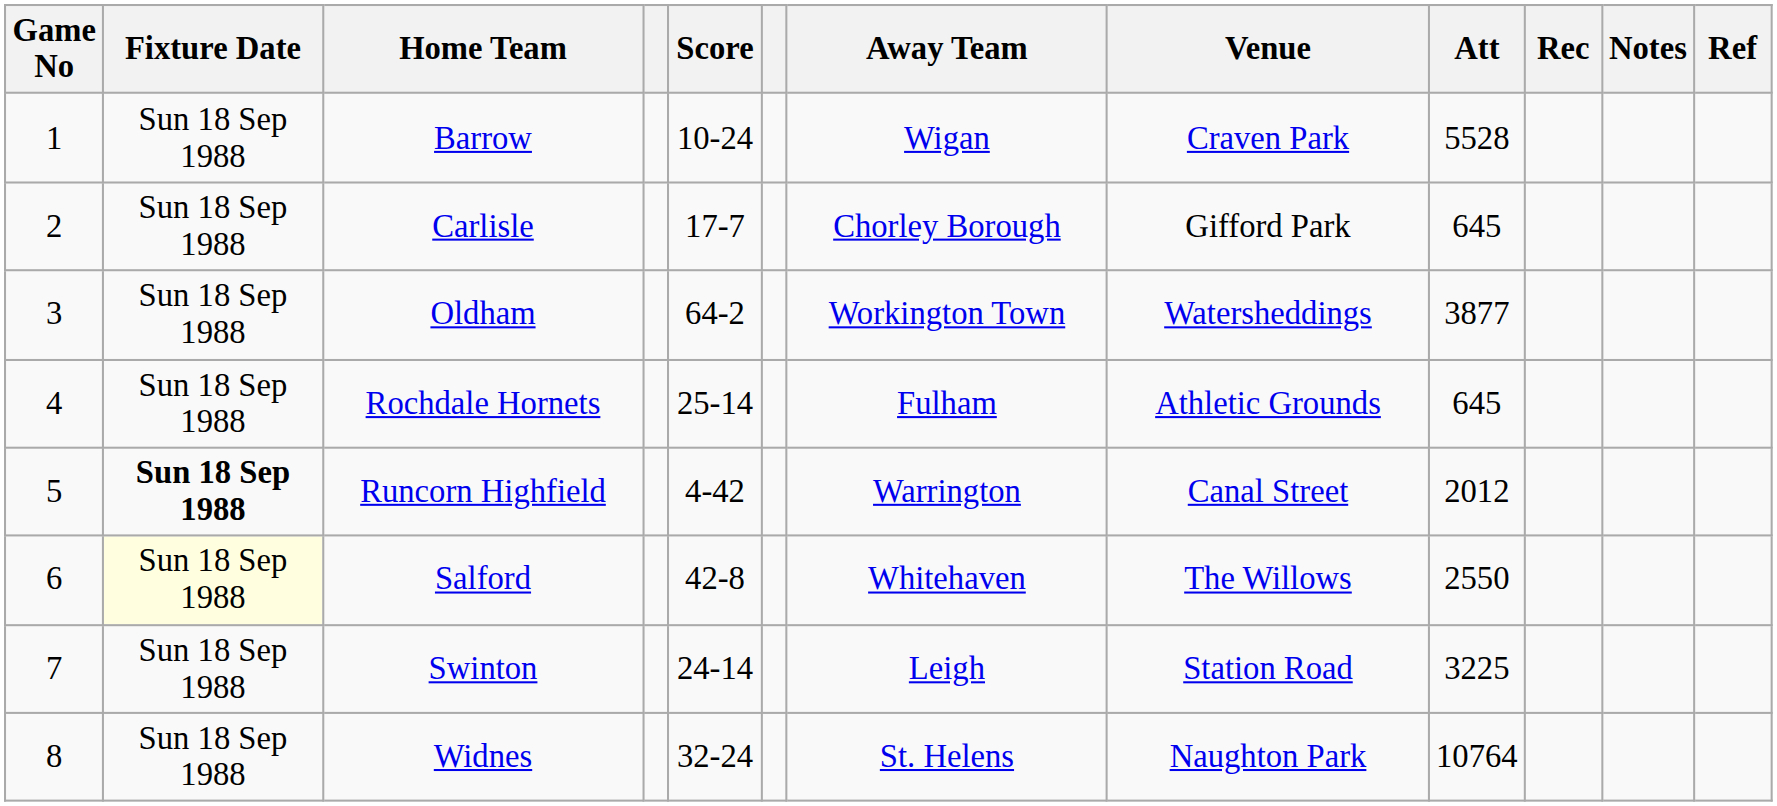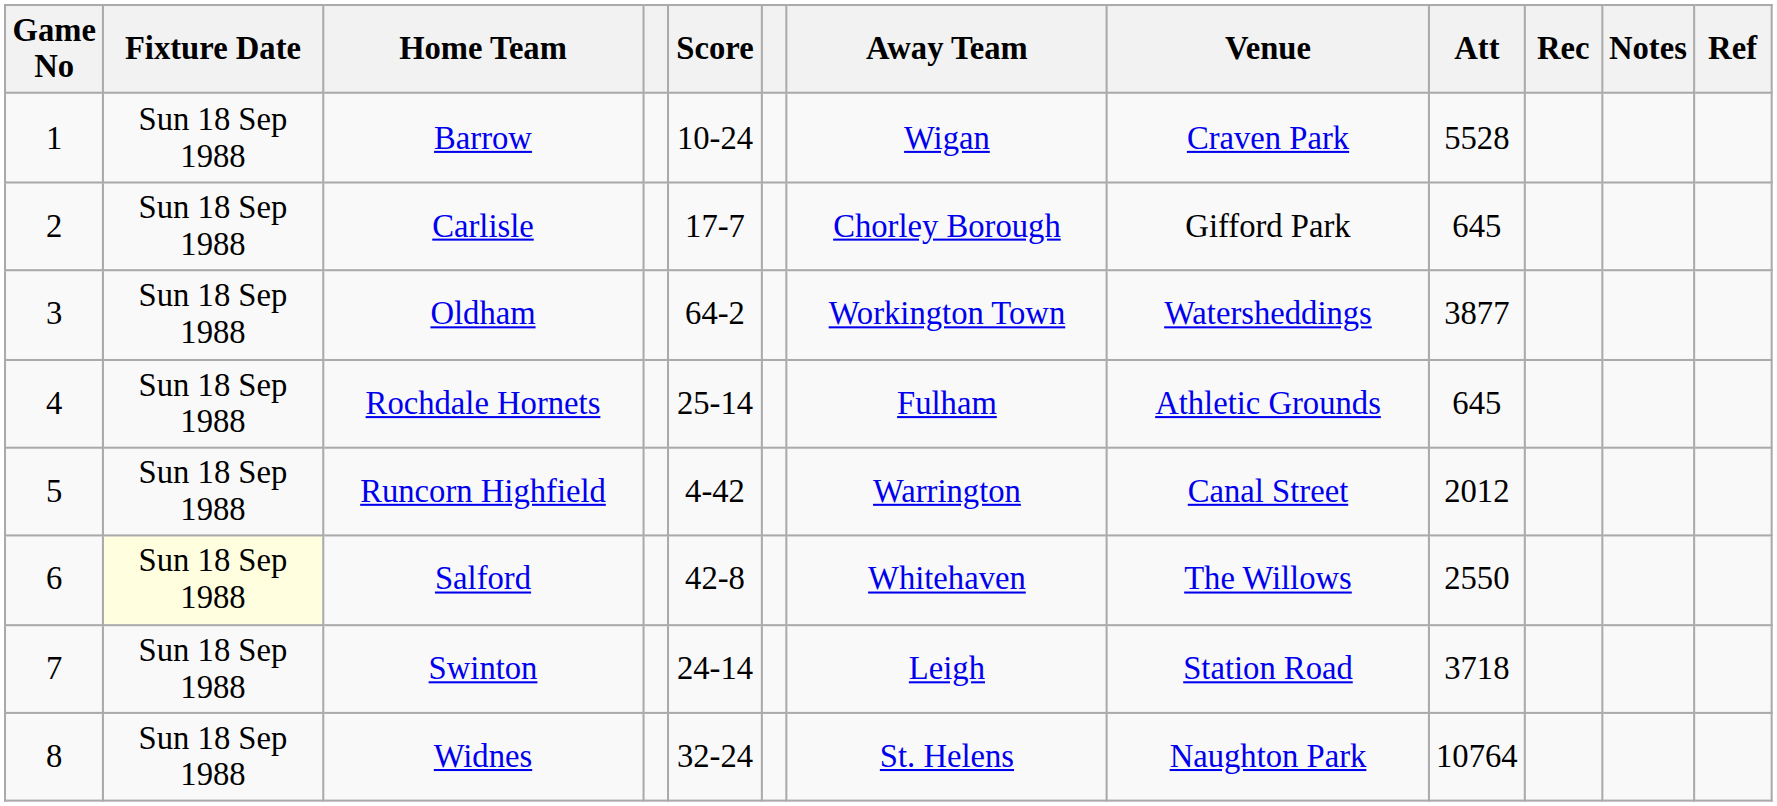(213, 491) bold -> (213, 491) normal
(1477, 668) 3225 -> (1477, 668) 3718
